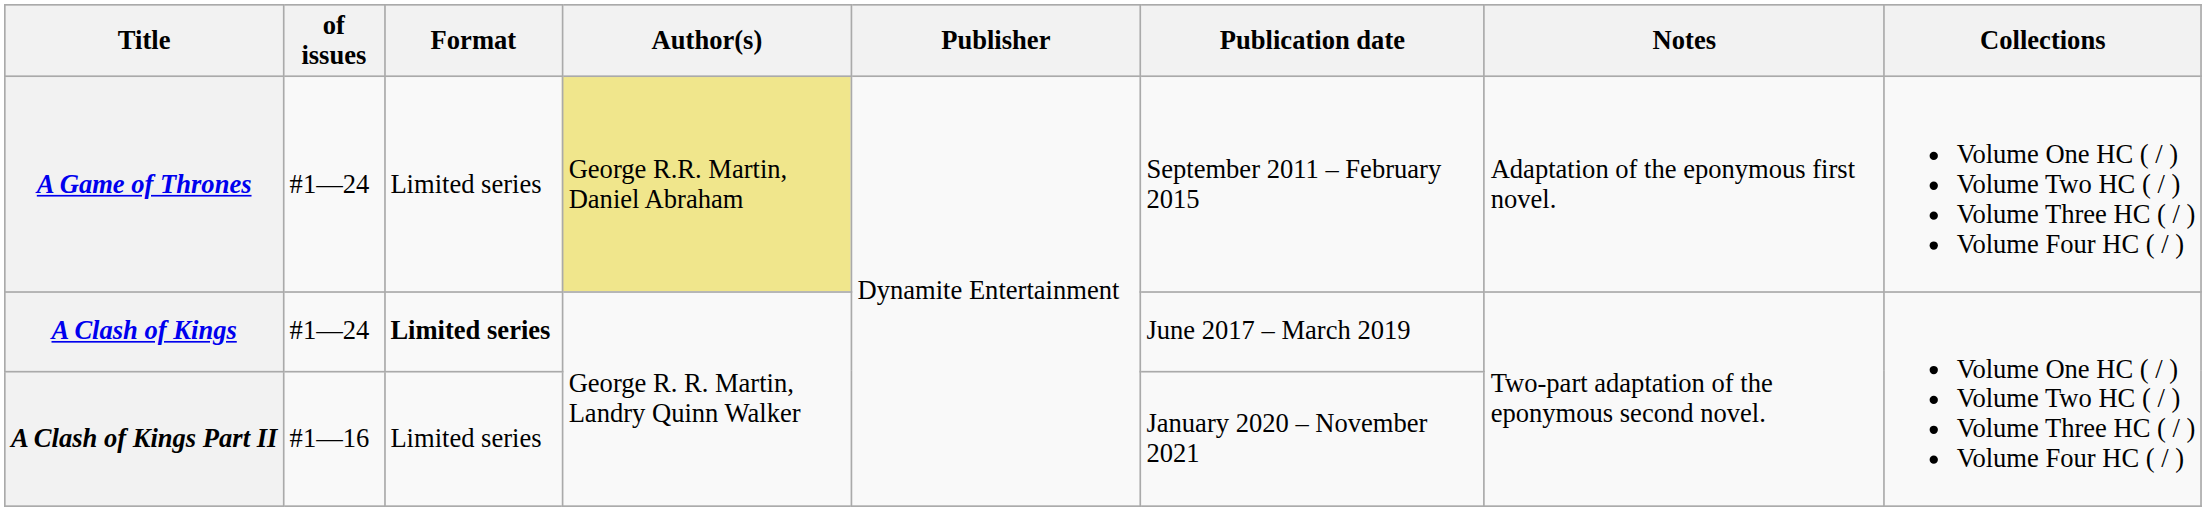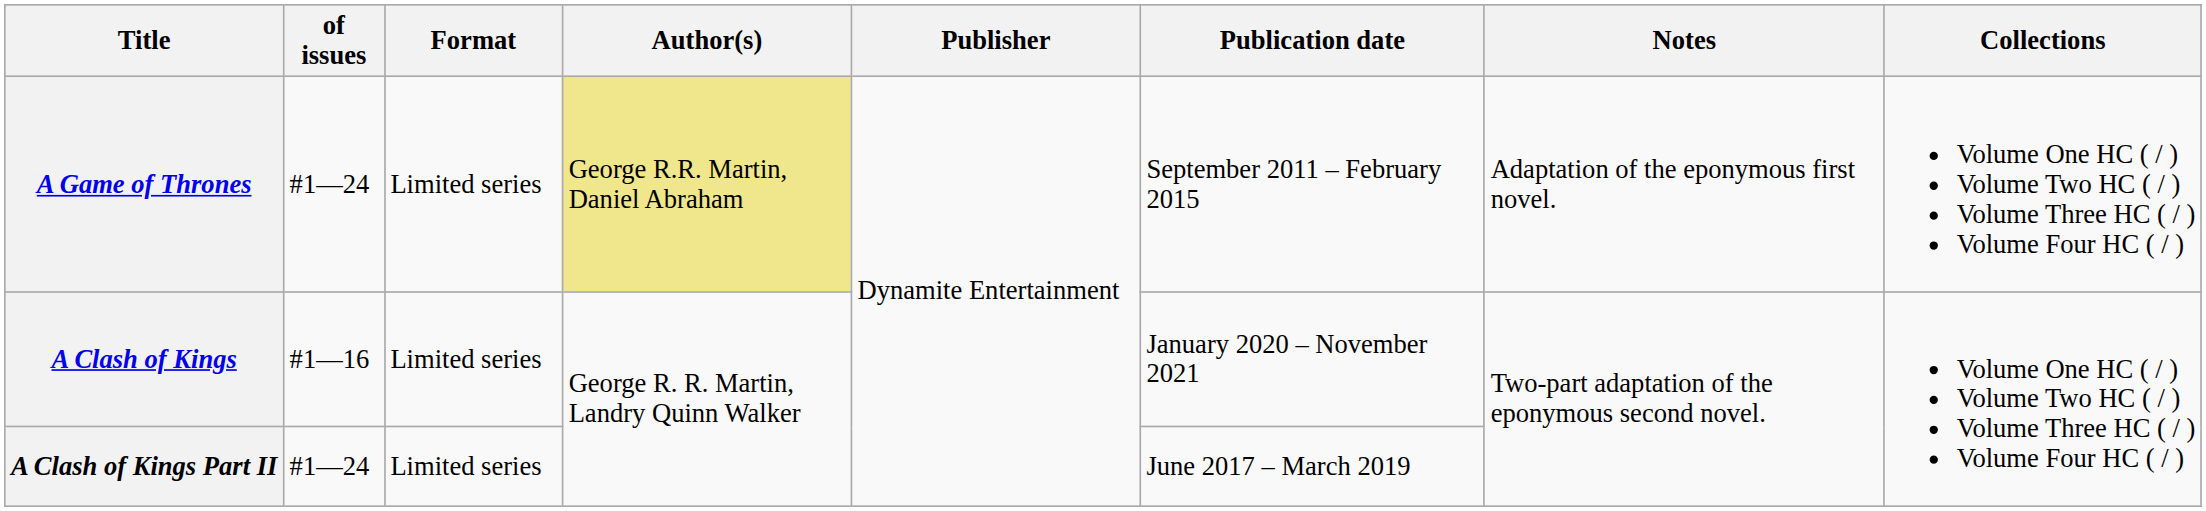(329, 330) #1—24 -> (329, 358) #1—16
(470, 330) bold -> (466, 358) normal
(1278, 330) June 2017 – March 2019 -> (1287, 358) January 2020 – November 2021
(329, 438) #1—16 -> (329, 466) #1—24
(1287, 438) January 2020 – November 2021 -> (1278, 466) June 2017 – March 2019
